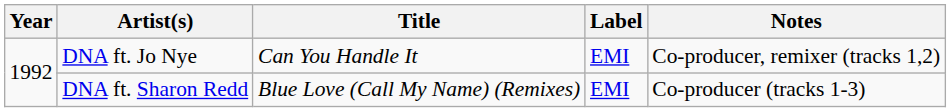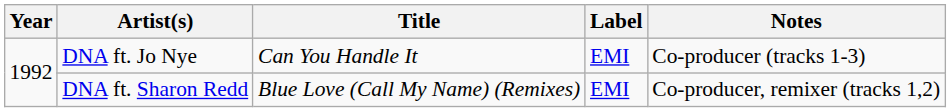(796, 55) Co-producer, remixer (tracks 1,2) -> (759, 55) Co-producer (tracks 1-3)
(759, 89) Co-producer (tracks 1-3) -> (796, 89) Co-producer, remixer (tracks 1,2)
